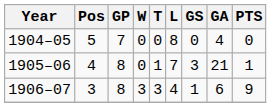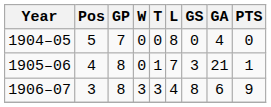(194, 90) 1 -> (194, 90) 8
